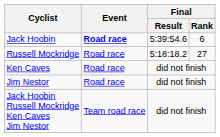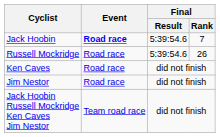(202, 40) 6 -> (202, 40) 7
(168, 54) 5:18:18.2 -> (168, 54) 5:39:54.6
(202, 54) 27 -> (202, 54) 26
